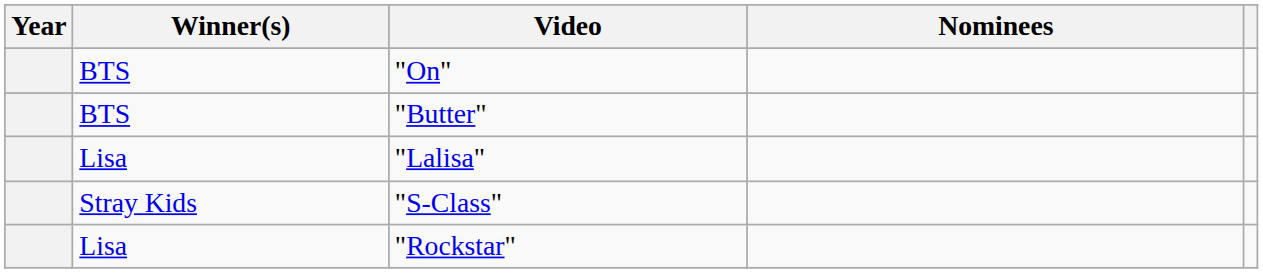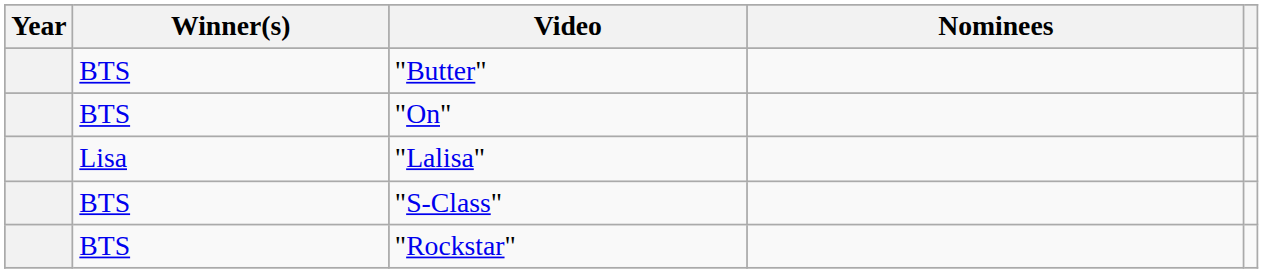rows swapped: (423, 70) <-> (441, 114)
(138, 202) Stray Kids -> (105, 202) BTS
(103, 245) Lisa -> (105, 245) BTS
